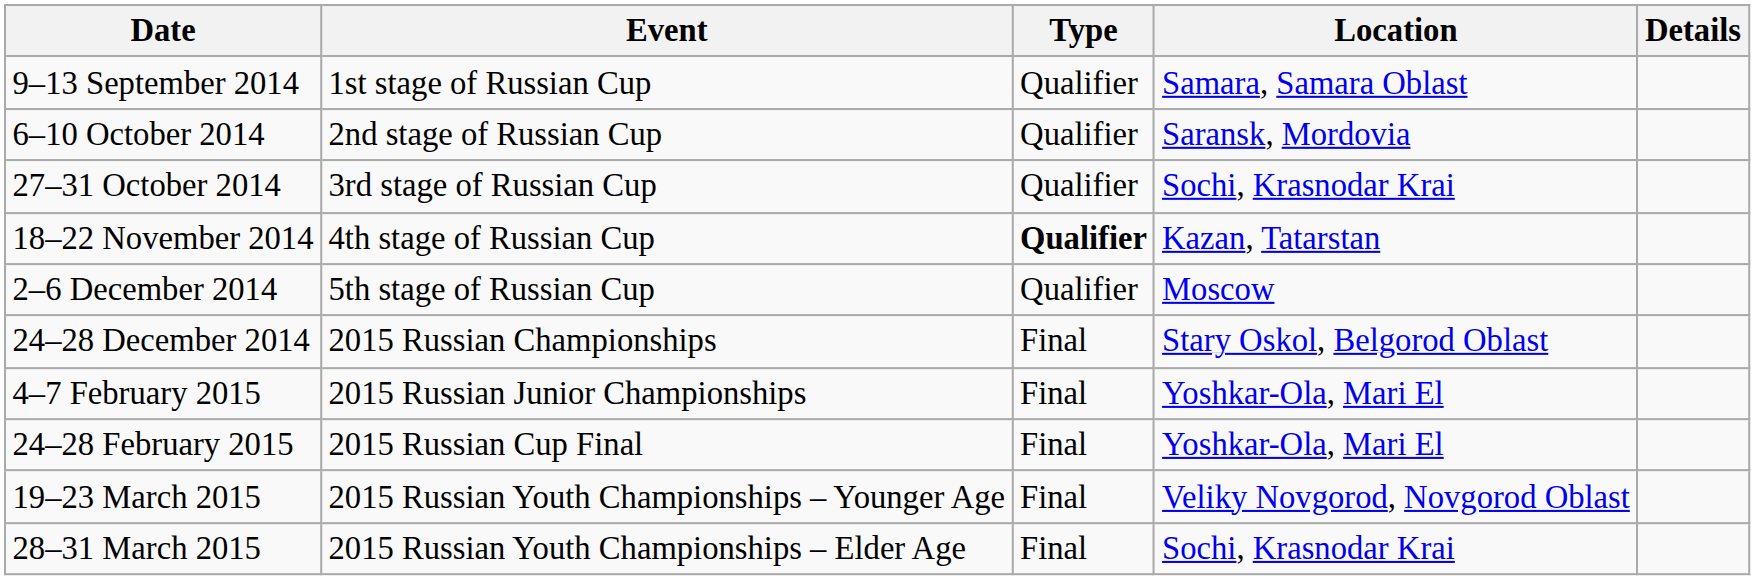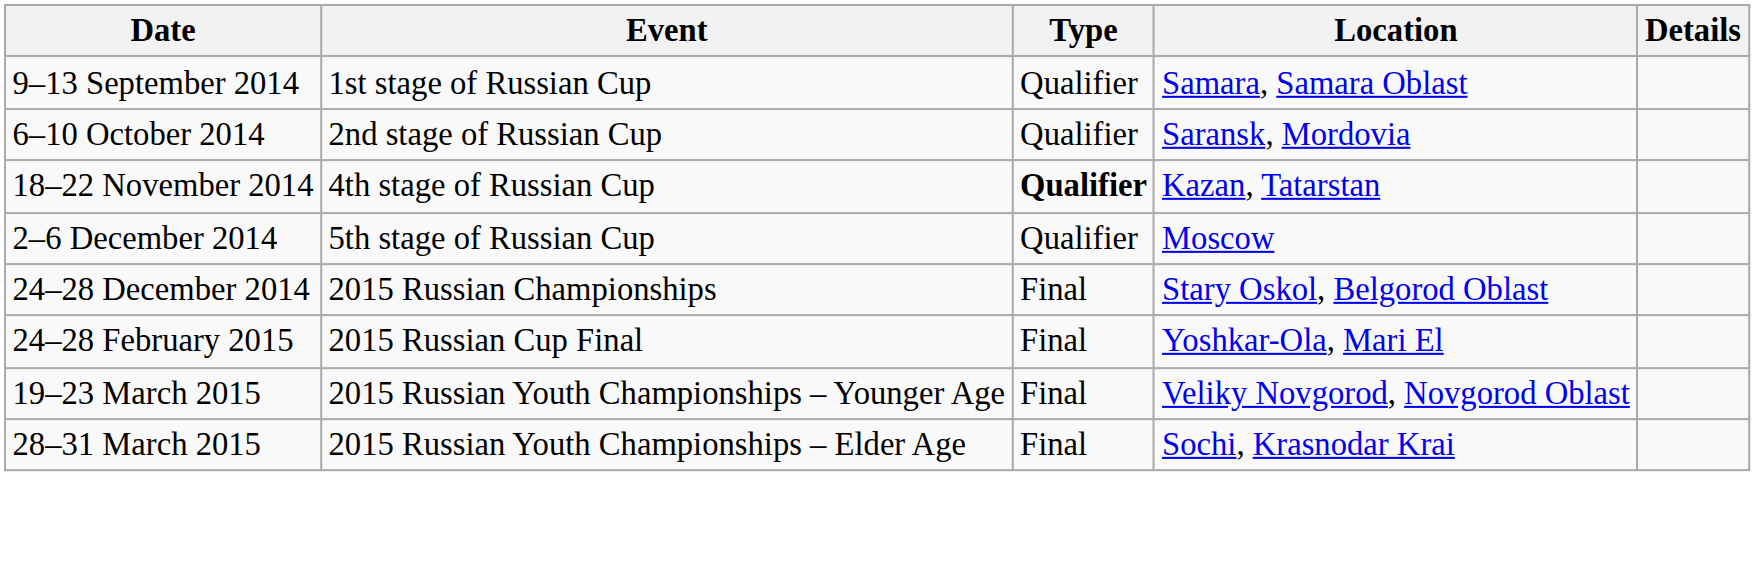- row: (147, 185)
- row: (137, 392)
